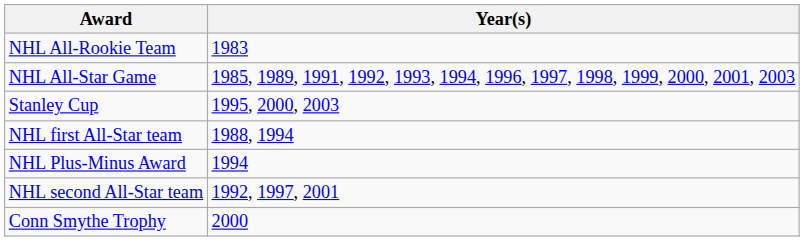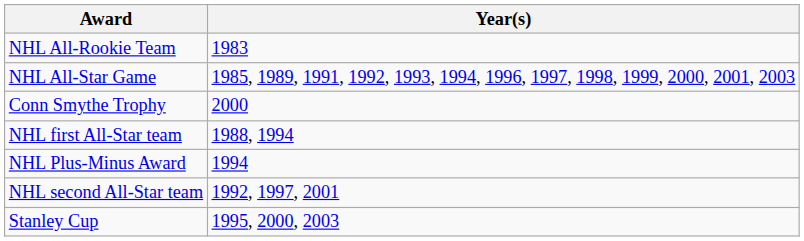rows swapped: (87, 221) <-> (54, 105)
